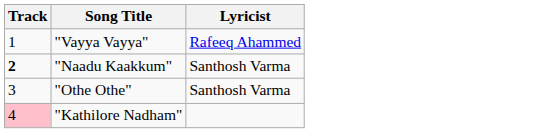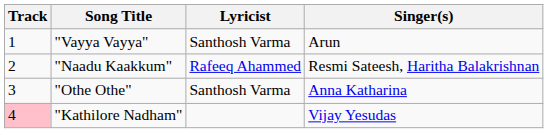+ column: (424, 16)
(245, 41) Rafeeq Ahammed -> (240, 41) Santhosh Varma
(12, 66) bold -> (12, 66) normal
(240, 66) Santhosh Varma -> (245, 66) Rafeeq Ahammed
